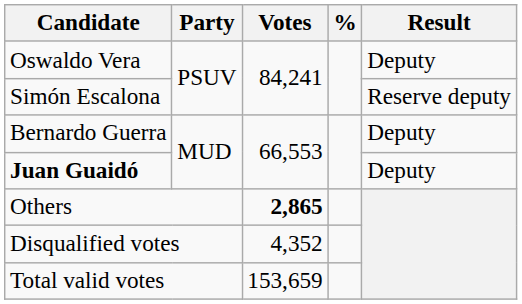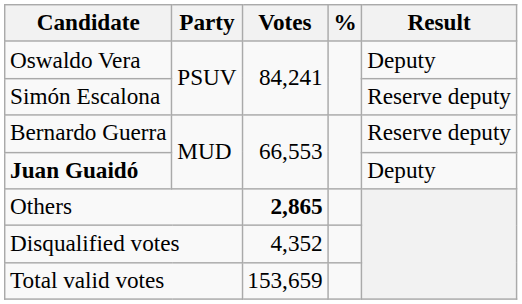(401, 133) Deputy -> (439, 133) Reserve deputy
